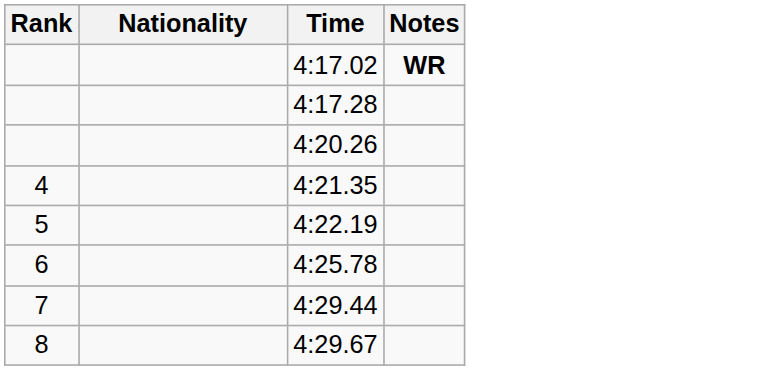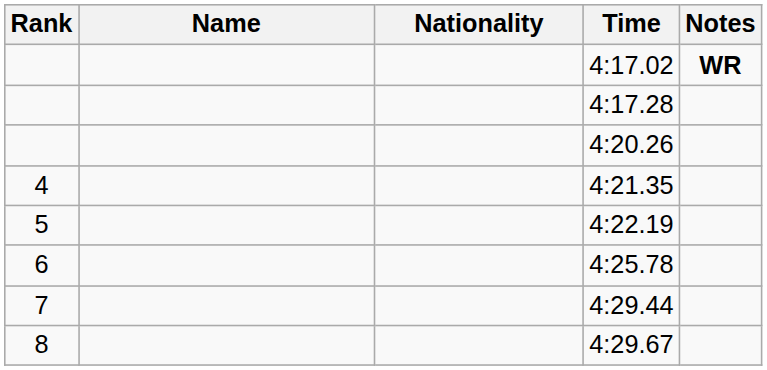+ column: (226, 24)
